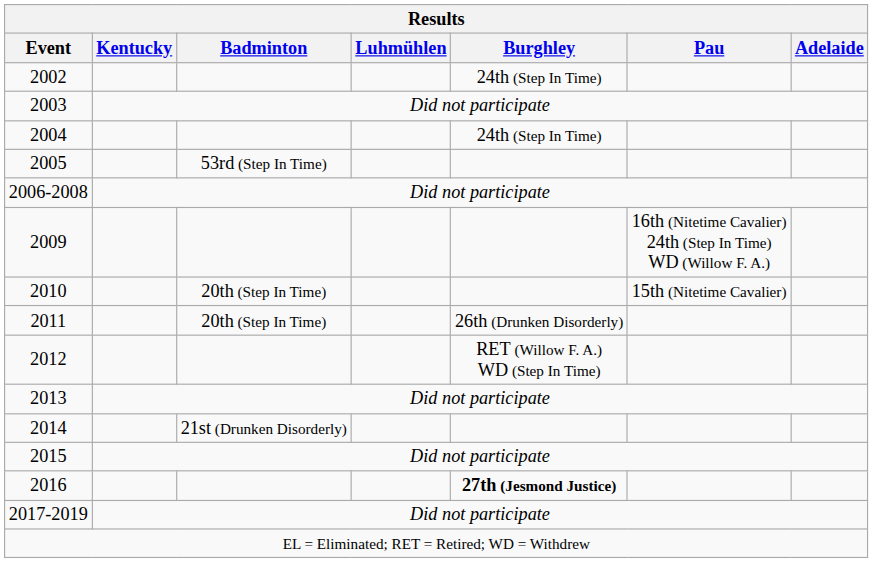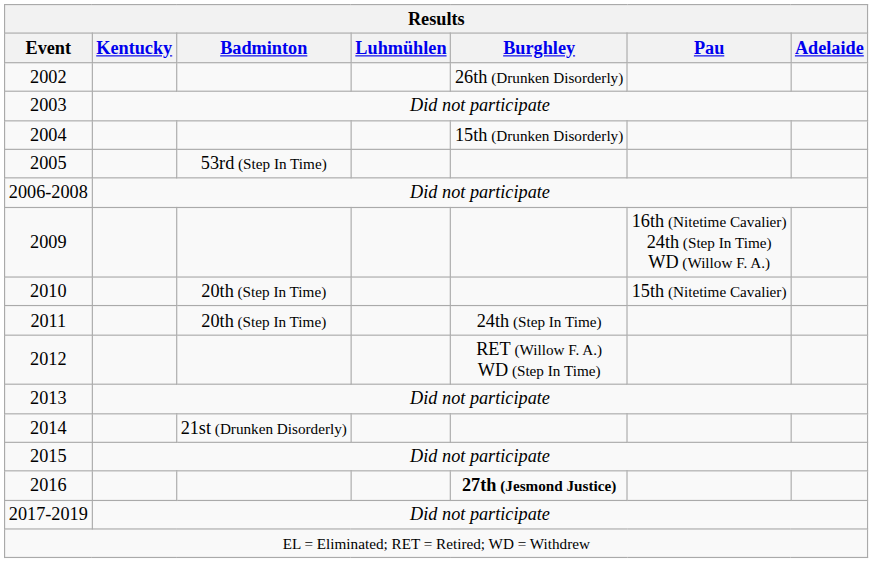(539, 76) 24th (Step In Time) -> (539, 76) 26th (Drunken Disorderly)
(539, 134) 24th (Step In Time) -> (539, 134) 15th (Drunken Disorderly)
(539, 320) 26th (Drunken Disorderly) -> (539, 320) 24th (Step In Time)
